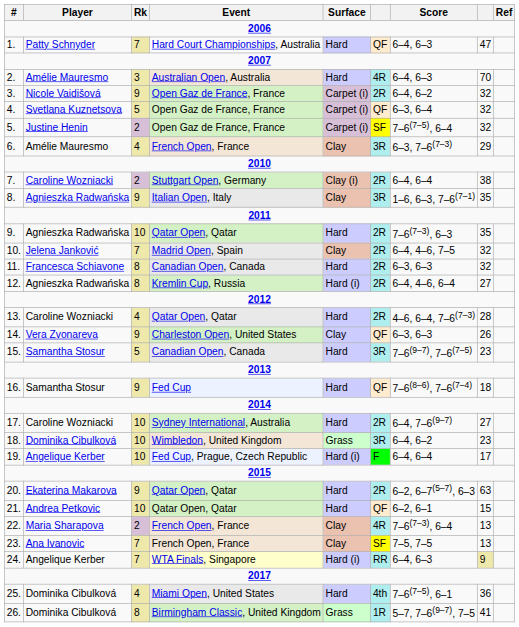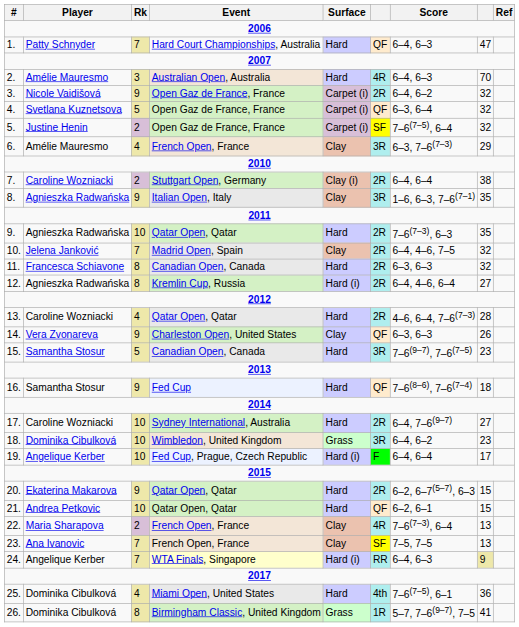(485, 490) 63 -> (485, 490) 15
